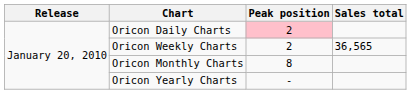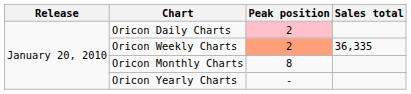(289, 47) no background -> (289, 47) lightsalmon background
(354, 47) 36,565 -> (354, 47) 36,335
